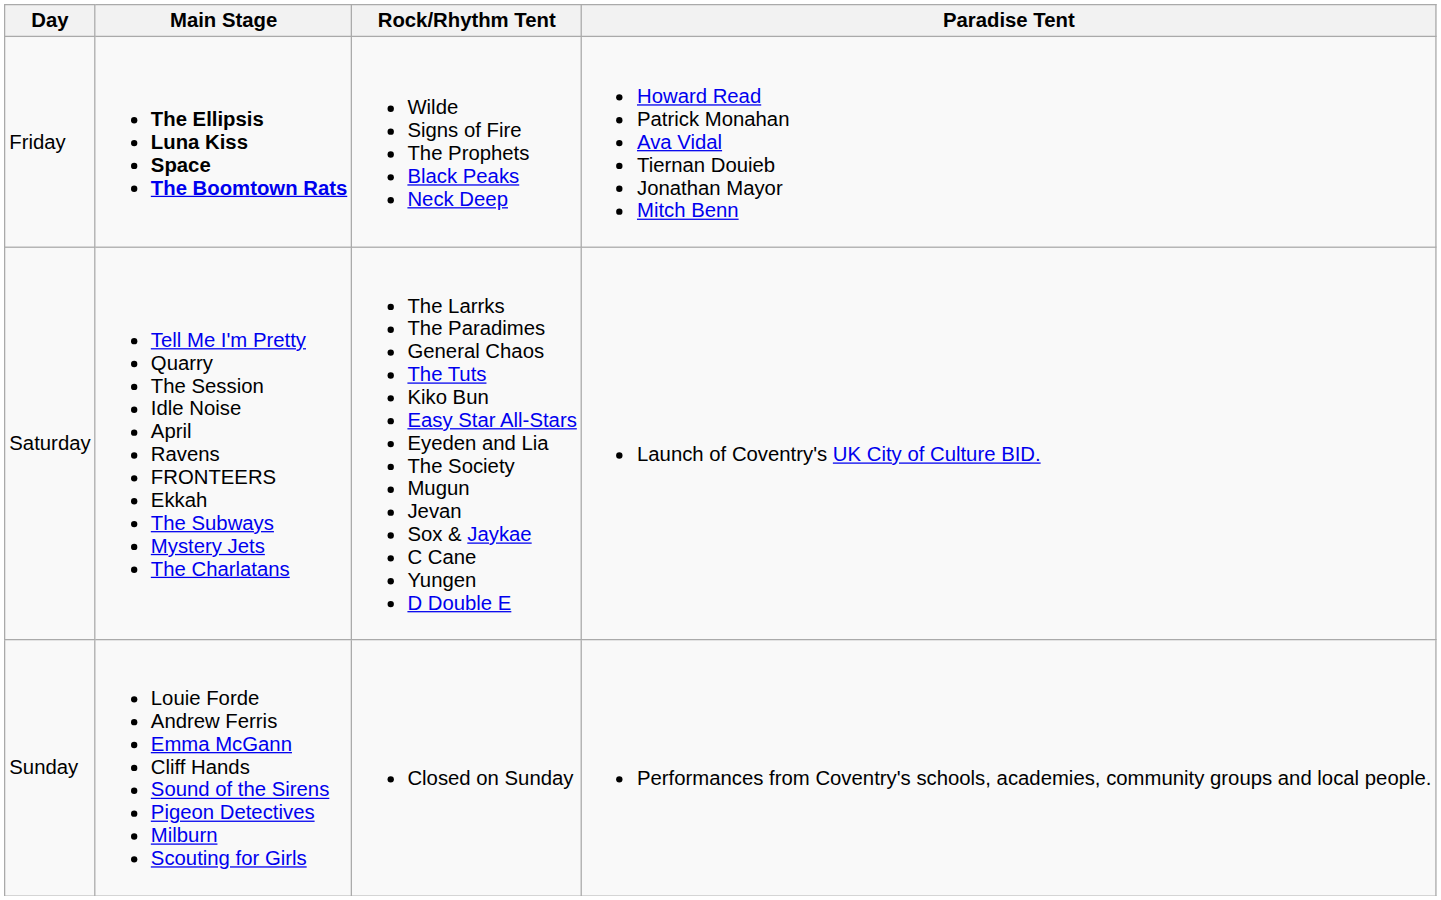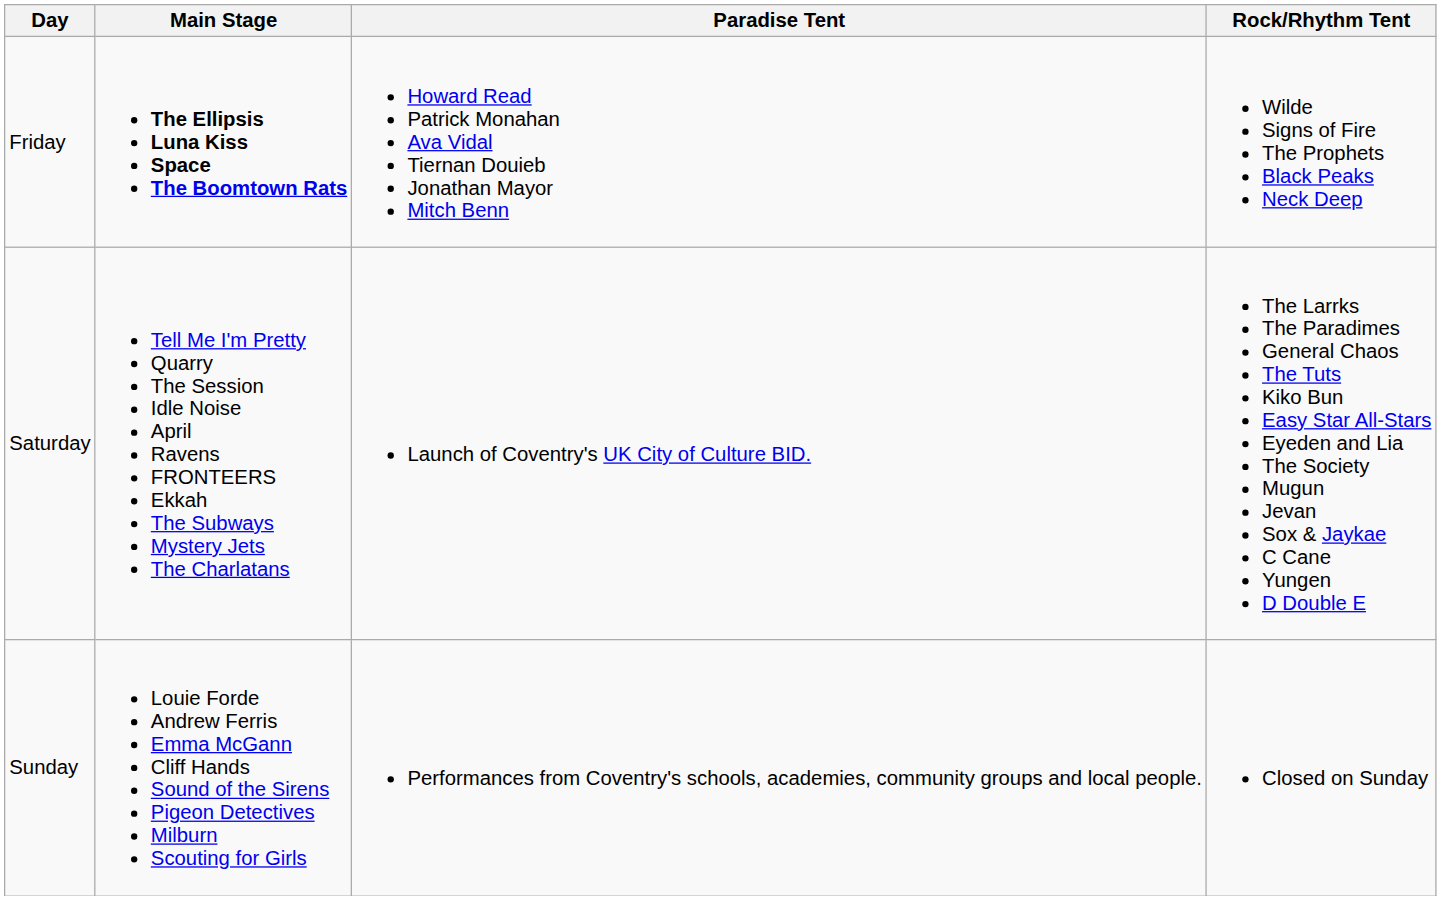columns swapped: (467, 20) <-> (1009, 20)
